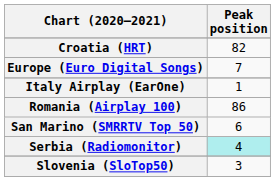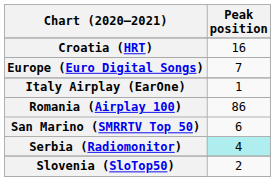(239, 48) 82 -> (239, 48) 16
(239, 166) 3 -> (239, 166) 2
